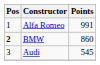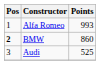(87, 24) 991 -> (87, 24) 993
(87, 52) 545 -> (87, 52) 525
